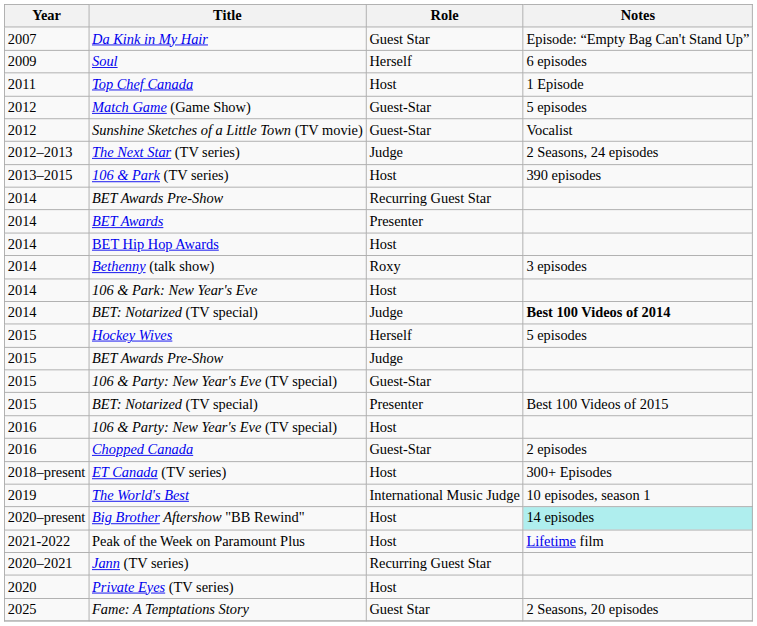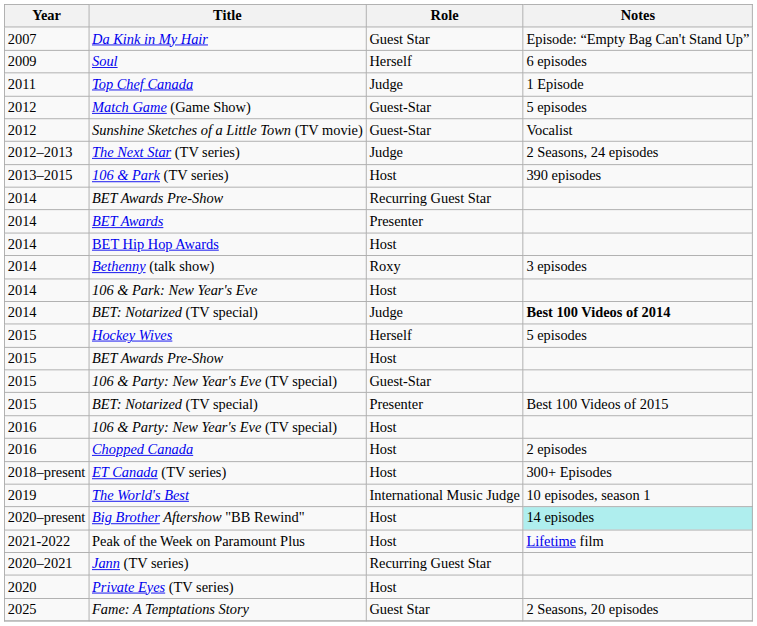(383, 84) Host -> (386, 84) Judge
(386, 358) Judge -> (383, 358) Host
(400, 449) Guest-Star -> (383, 449) Host
